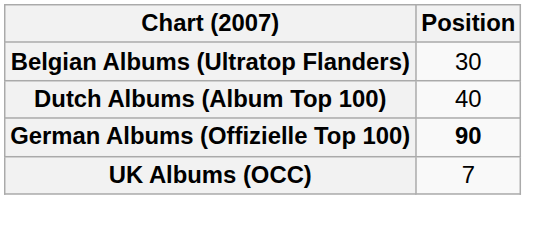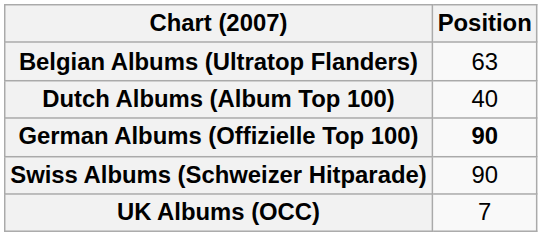(468, 61) 30 -> (485, 61) 63
+ row: (218, 174)
